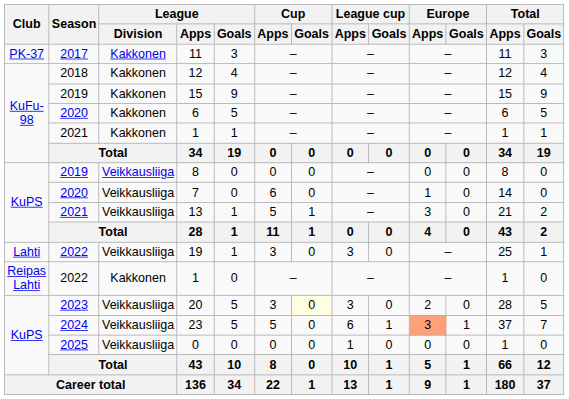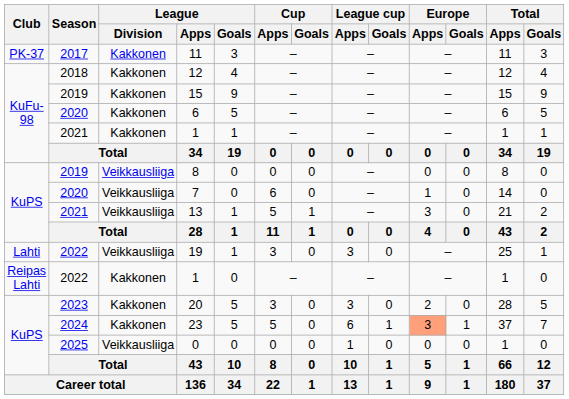(138, 305) Veikkausliiga -> (138, 305) Kakkonen
(312, 305) lightyellow background -> (312, 305) no background
(138, 325) Veikkausliiga -> (138, 325) Kakkonen
